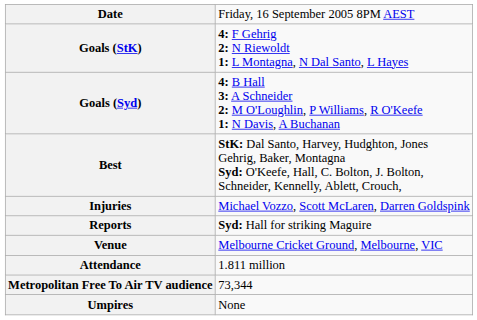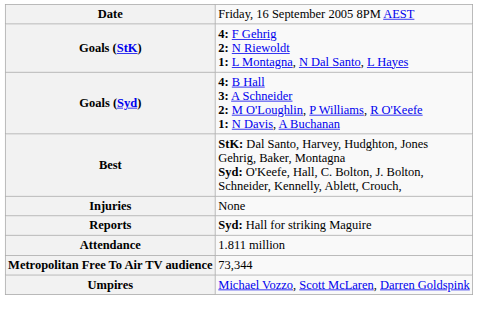(344, 205) Michael Vozzo, Scott McLaren, Darren Goldspink -> (232, 205) None
- row: (110, 245)
(232, 304) None -> (344, 285) Michael Vozzo, Scott McLaren, Darren Goldspink
